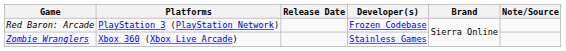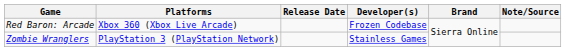(189, 25) PlayStation 3 (PlayStation Network) -> (168, 25) Xbox 360 (Xbox Live Arcade)
(168, 39) Xbox 360 (Xbox Live Arcade) -> (189, 39) PlayStation 3 (PlayStation Network)
